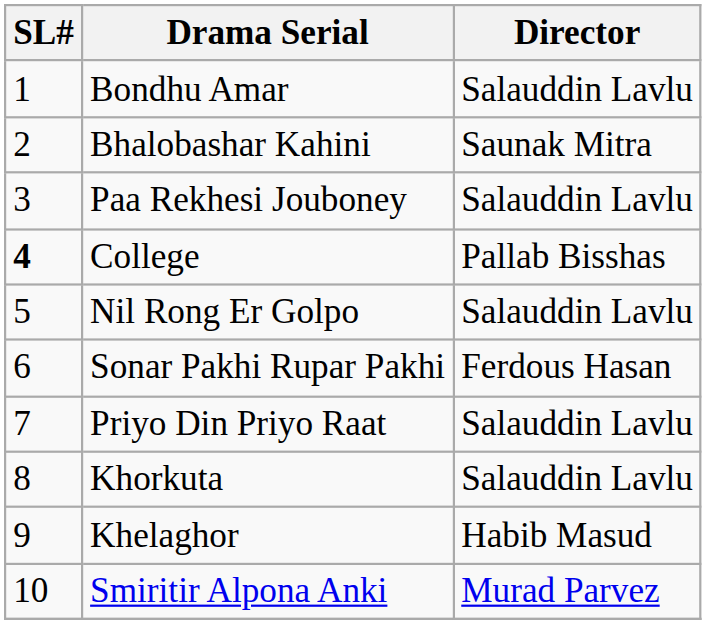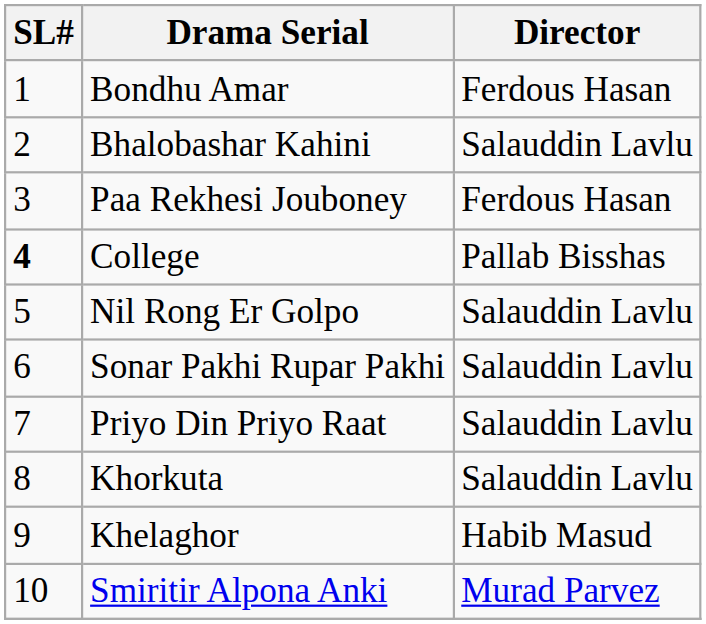(577, 88) Salauddin Lavlu -> (566, 88) Ferdous Hasan
(557, 144) Saunak Mitra -> (577, 144) Salauddin Lavlu
(577, 199) Salauddin Lavlu -> (566, 199) Ferdous Hasan
(566, 367) Ferdous Hasan -> (577, 367) Salauddin Lavlu
